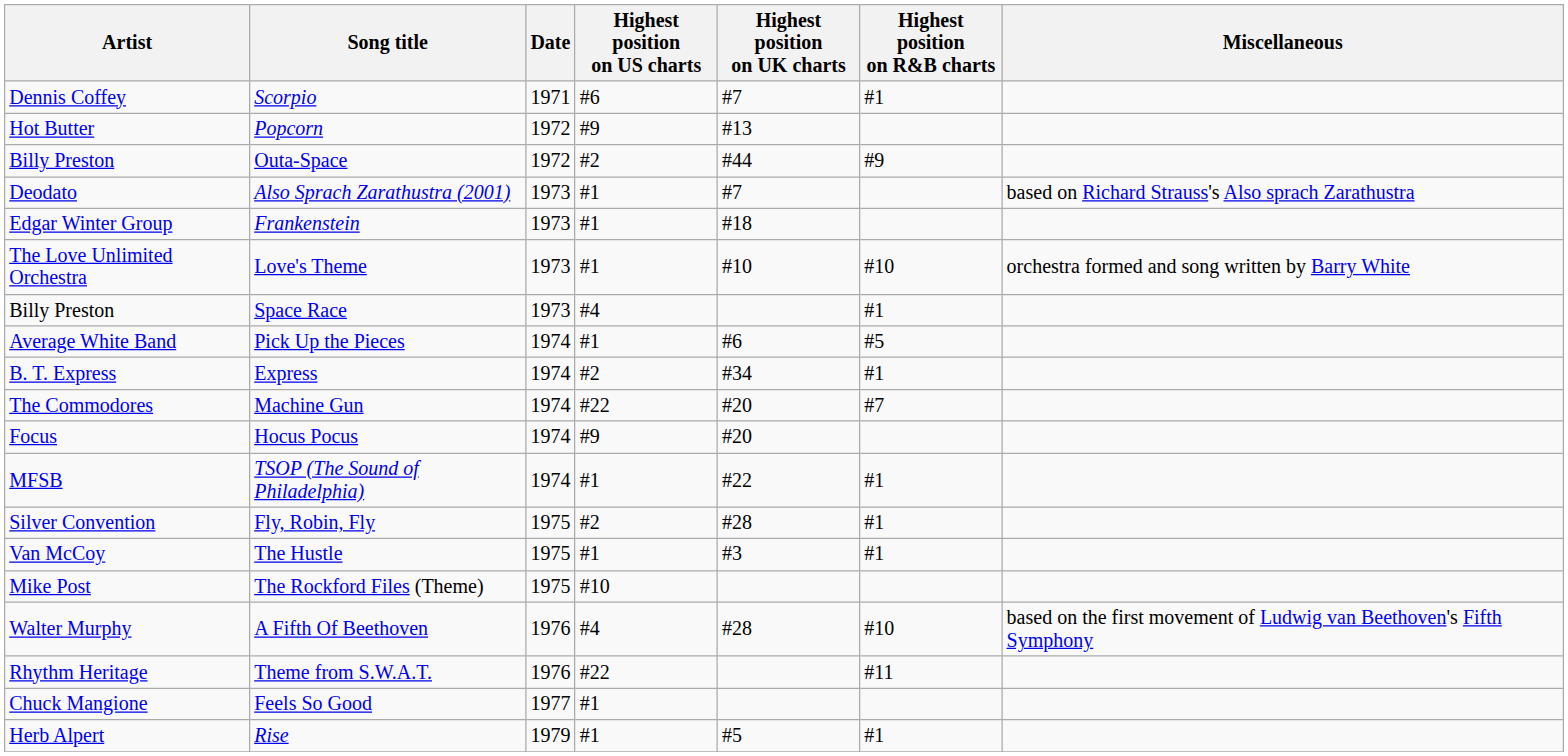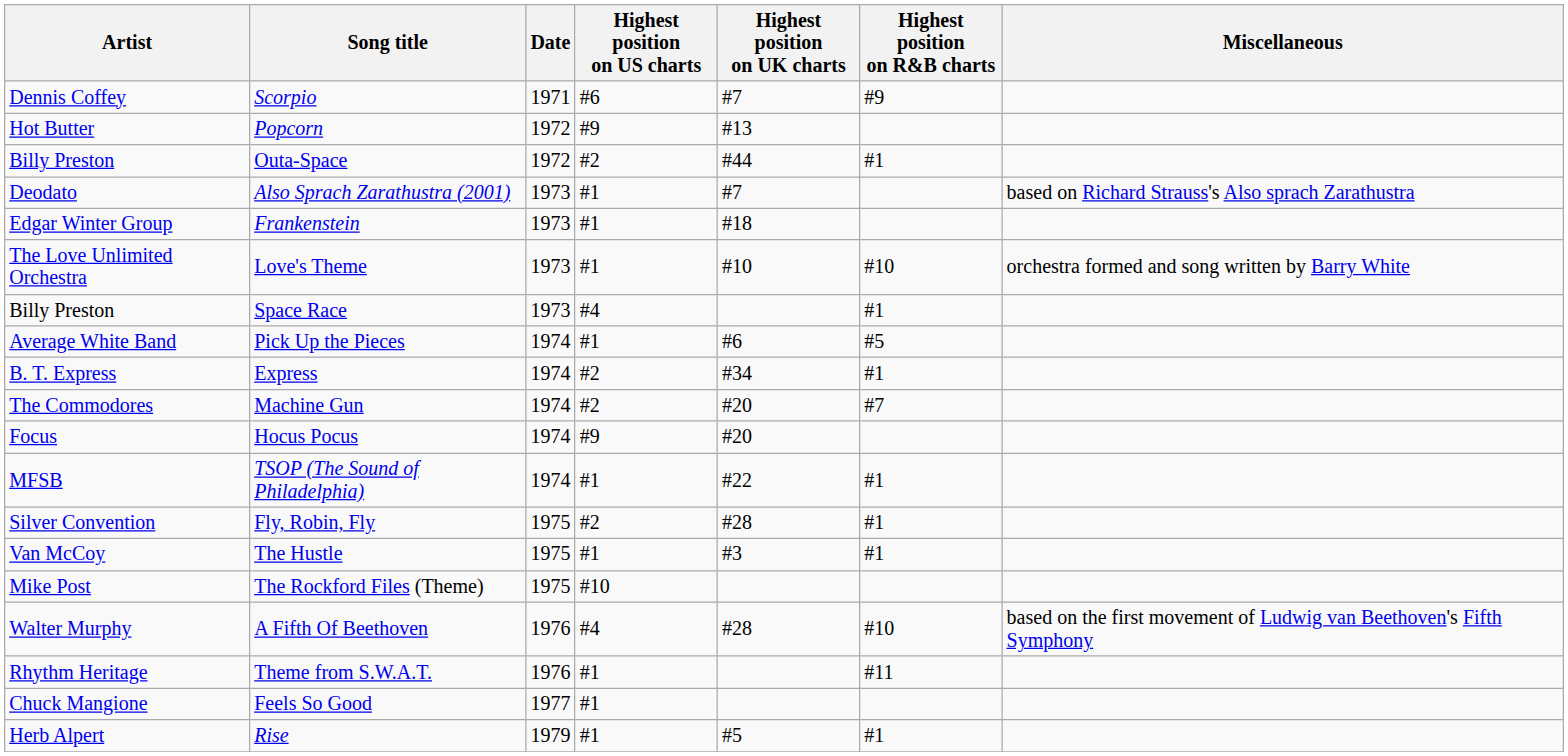(874, 97) #1 -> (874, 97) #9
(874, 160) #9 -> (874, 160) #1
(595, 405) #22 -> (590, 405) #2
(595, 672) #22 -> (590, 672) #1
